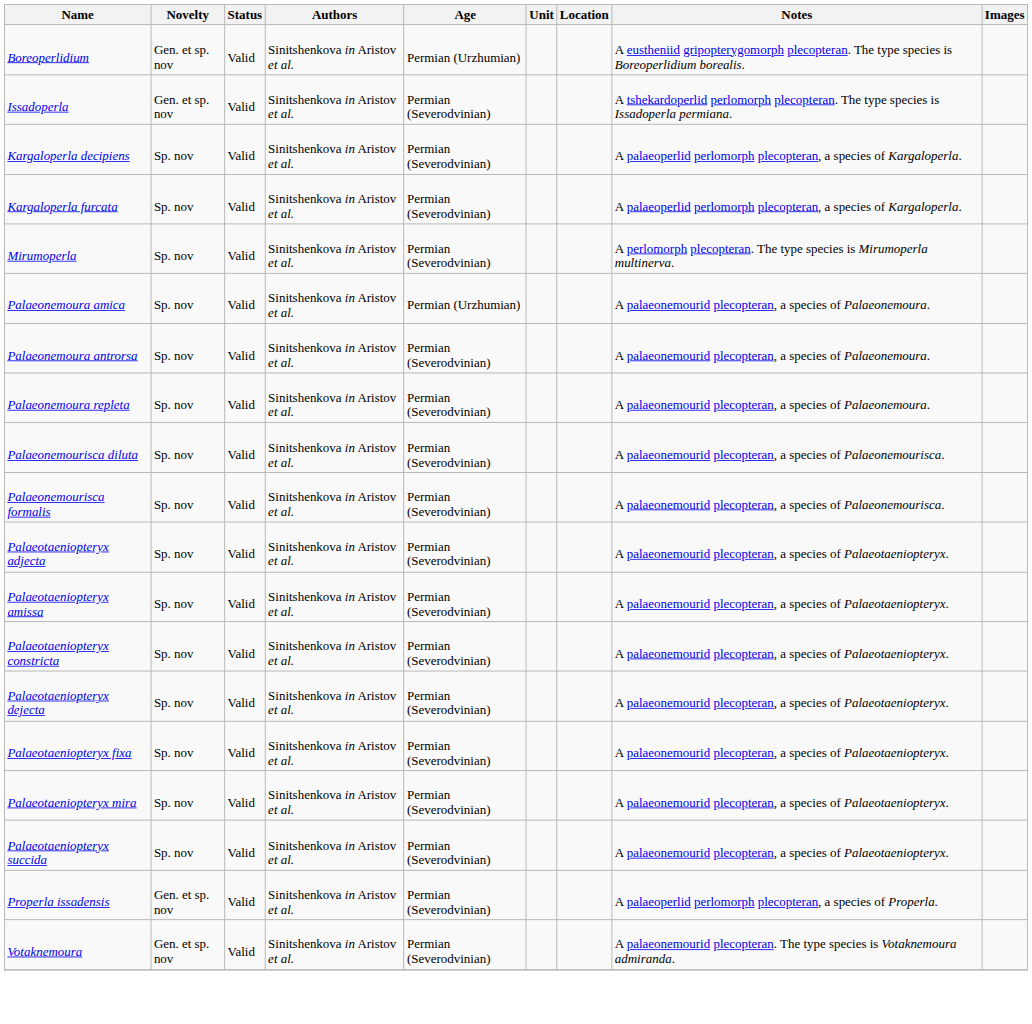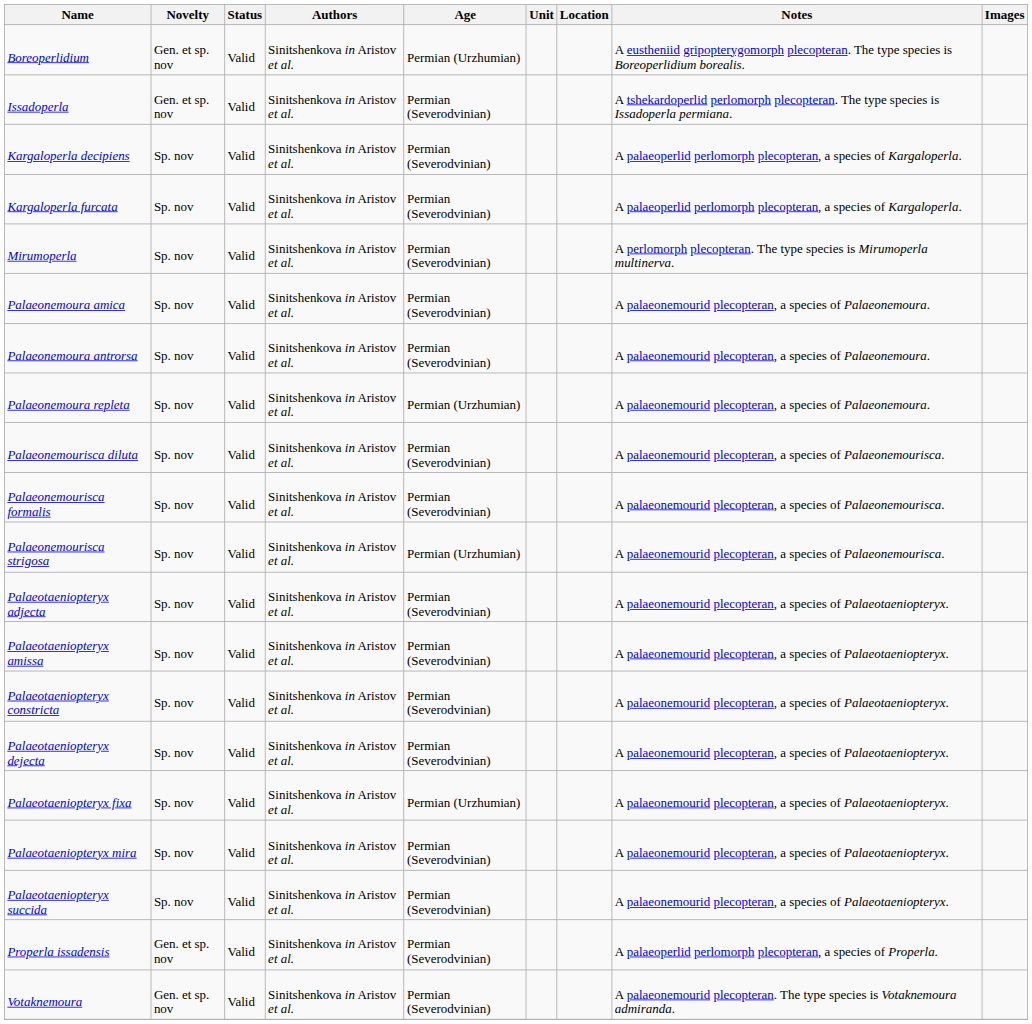(464, 305) Permian (Urzhumian) -> (449, 305) Permian (Severodvinian)
(449, 405) Permian (Severodvinian) -> (464, 405) Permian (Urzhumian)
+ row: (56, 554)
(449, 753) Permian (Severodvinian) -> (464, 802) Permian (Urzhumian)
